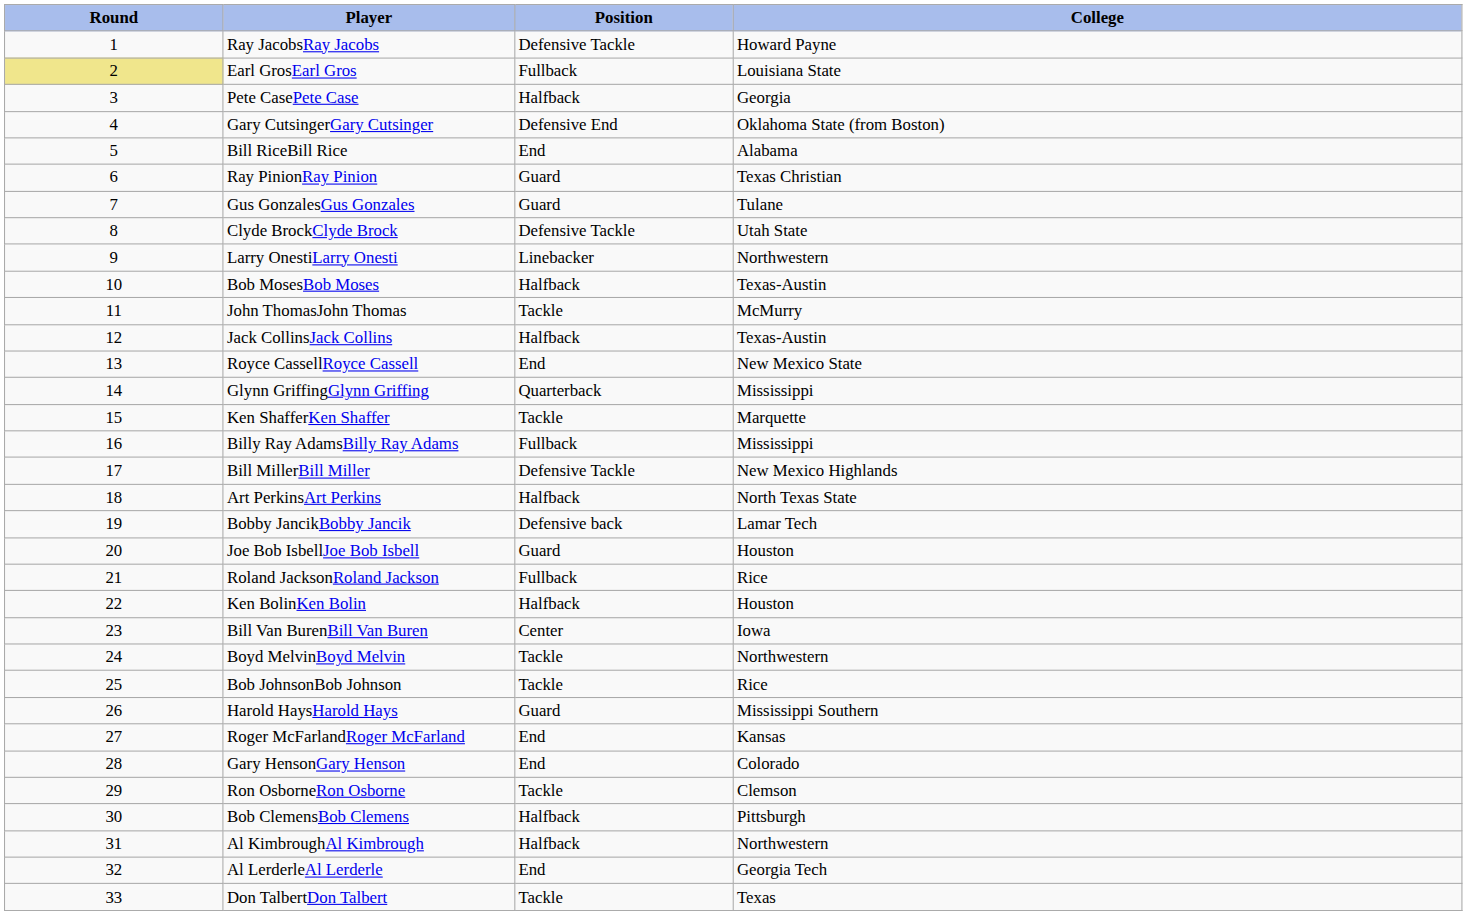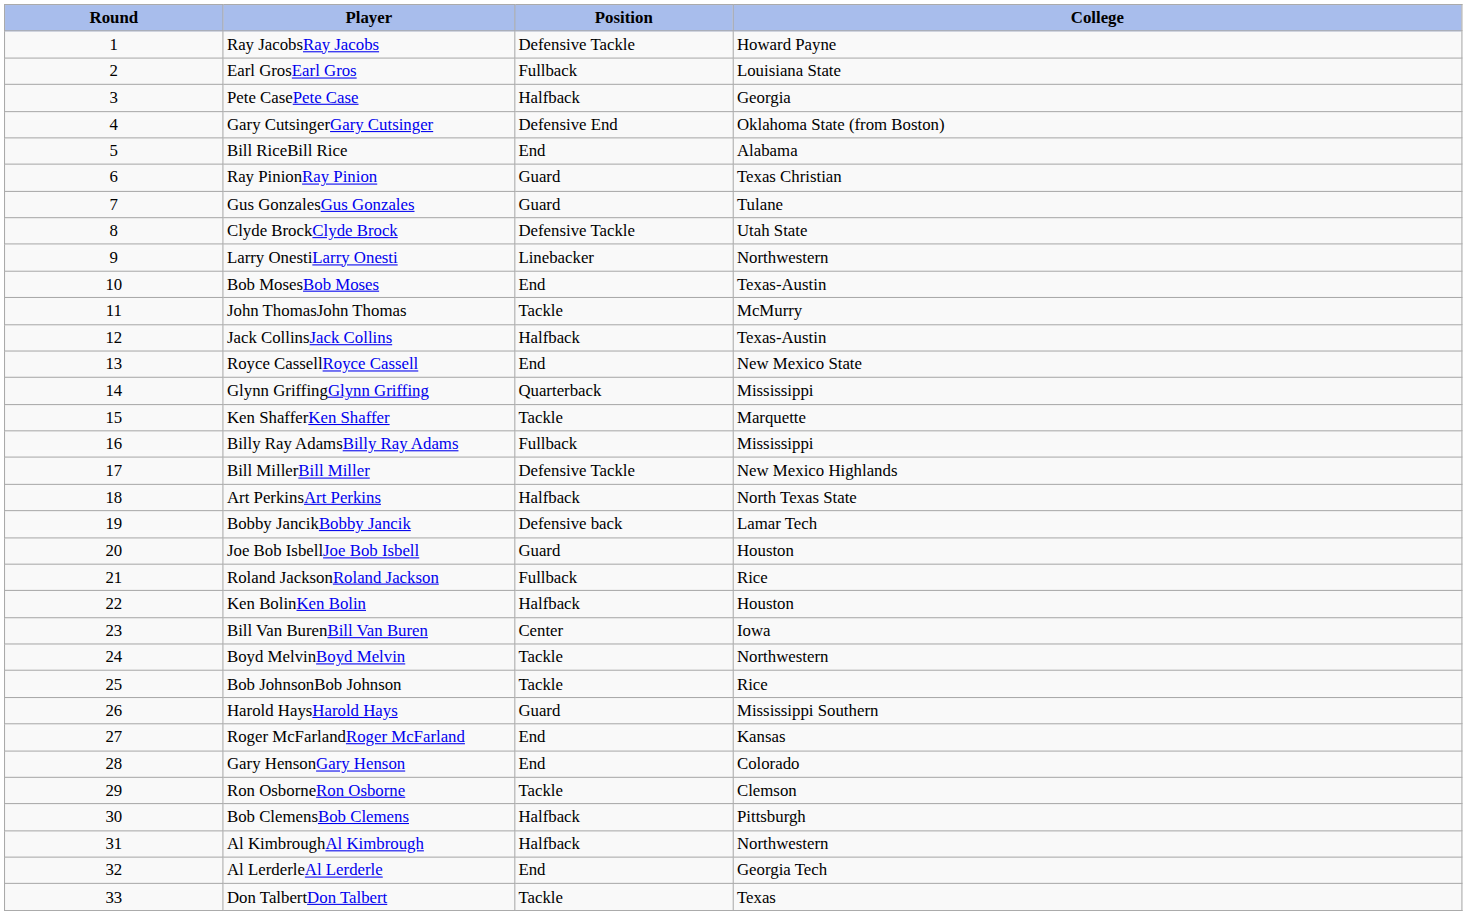(114, 71) khaki background -> (114, 71) no background
(549, 284) Halfback -> (532, 284) End
